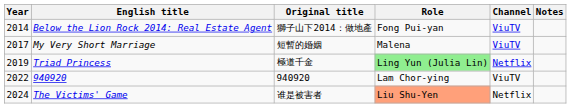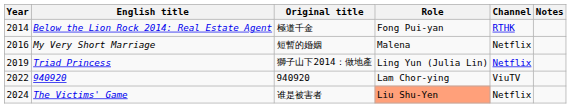(325, 28) 獅子山下2014：做地產 -> (295, 28) 極道千金
(506, 28) ViuTV -> (504, 28) RTHK
(18, 45) 2017 -> (18, 45) 2016
(506, 45) ViuTV -> (512, 45) Netflix
(295, 62) 極道千金 -> (325, 62) 獅子山下2014：做地產
(433, 62) lightgreen background -> (433, 62) no background
